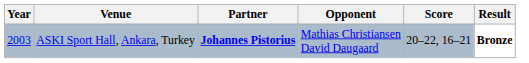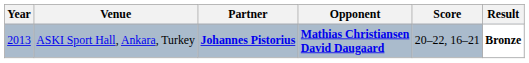(19, 41) 2003 -> (19, 41) 2013
(351, 41) normal -> (355, 41) bold
